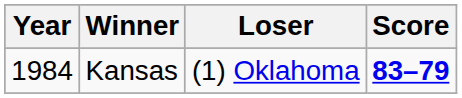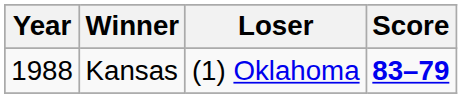(42, 70) 1984 -> (42, 70) 1988
